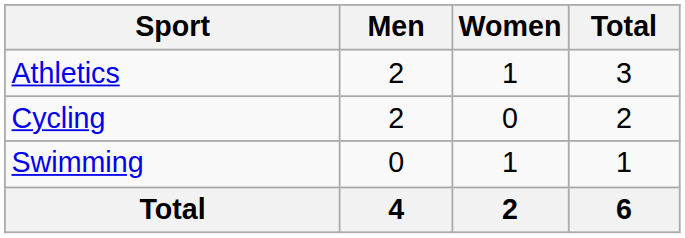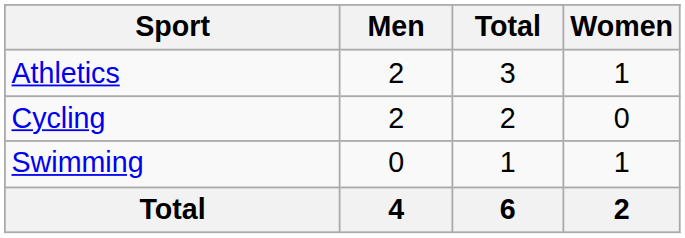columns swapped: (510, 27) <-> (624, 27)
